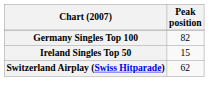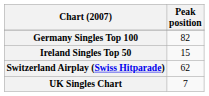+ row: (86, 83)
